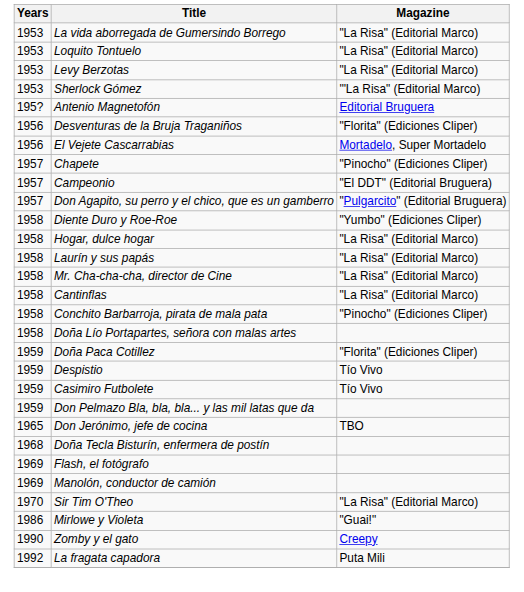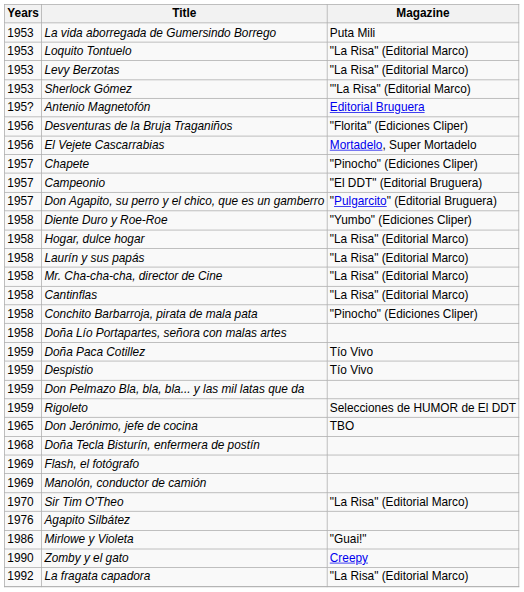(409, 32) "La Risa" (Editorial Marco) -> (353, 32) Puta Mili
(408, 351) "Florita" (Ediciones Cliper) -> (351, 351) Tío Vivo
- row: (104, 389)
+ row: (66, 408)
+ row: (87, 520)
(362, 558) Puta Mili -> (399, 577) "La Risa" (Editorial Marco)
